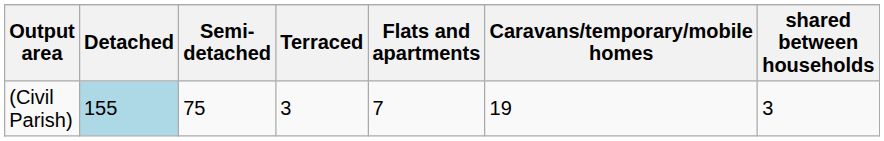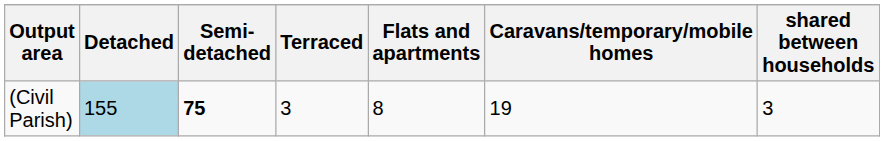(194, 108) normal -> (194, 108) bold
(378, 108) 7 -> (378, 108) 8
